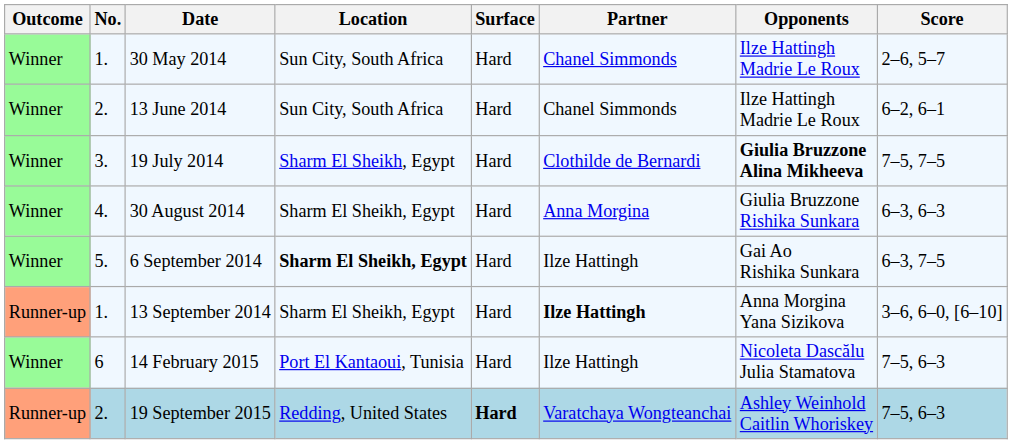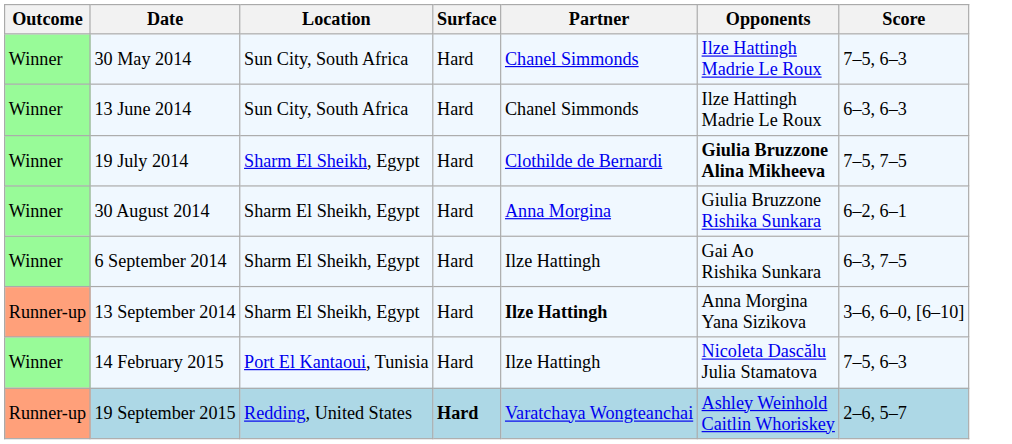- column: (108, 18)
(913, 58) 2–6, 5–7 -> (875, 58) 7–5, 6–3
(913, 109) 6–2, 6–1 -> (875, 109) 6–3, 6–3
(913, 210) 6–3, 6–3 -> (875, 210) 6–2, 6–1
(373, 260) bold -> (332, 260) normal
(913, 412) 7–5, 6–3 -> (875, 412) 2–6, 5–7
